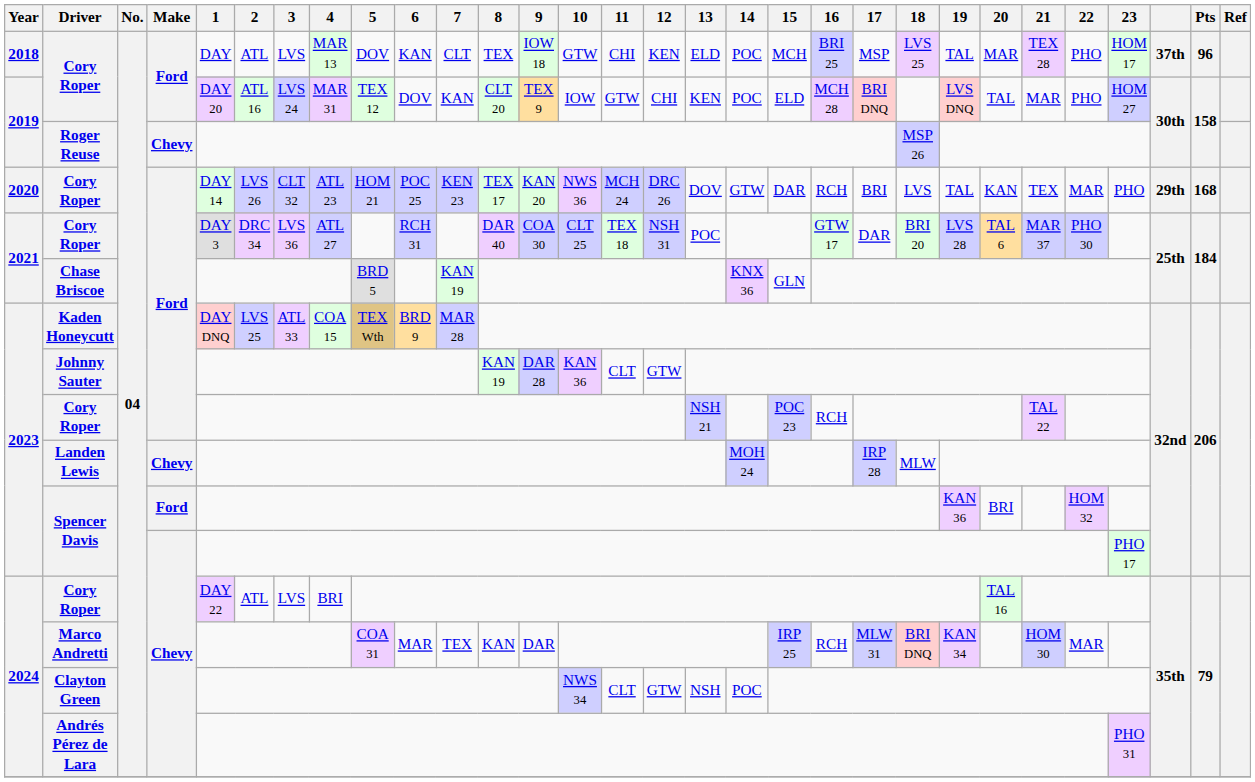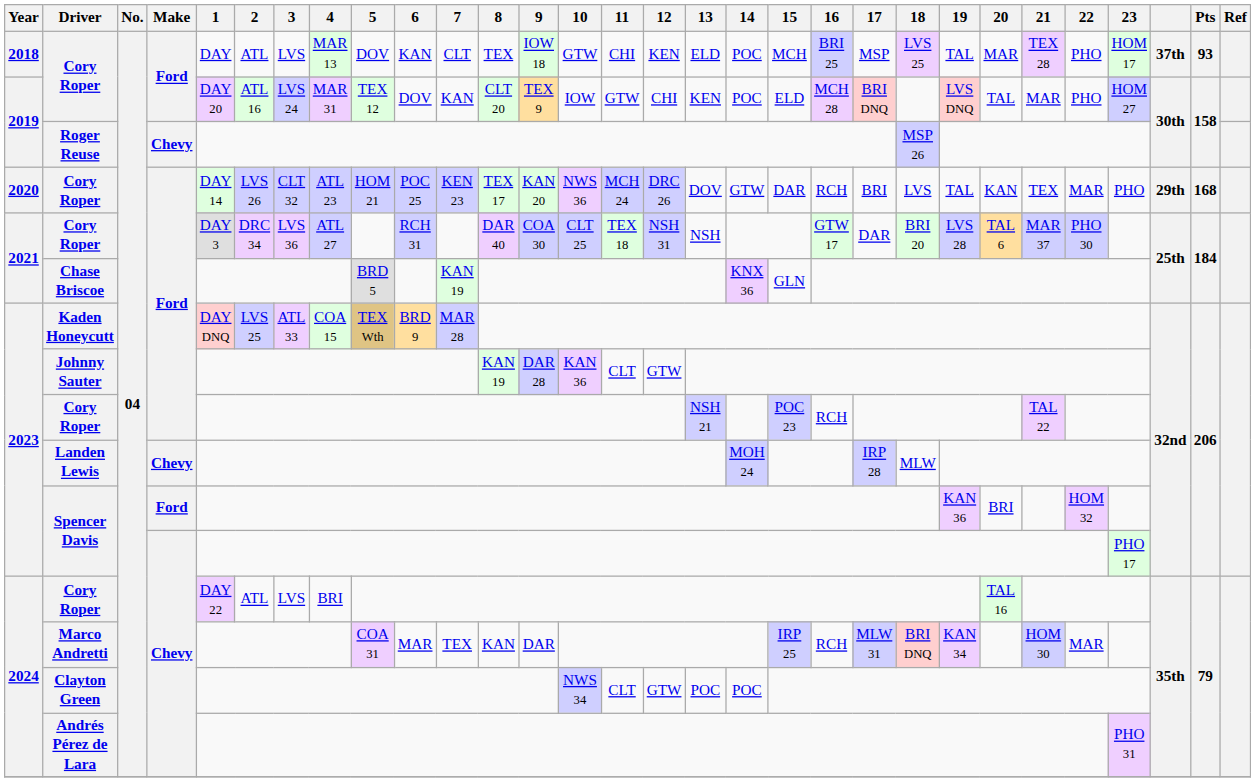(1205, 53) 96 -> (1205, 53) 93
(705, 235) POC -> (705, 235) NSH
(705, 689) NSH -> (705, 689) POC
